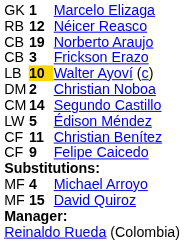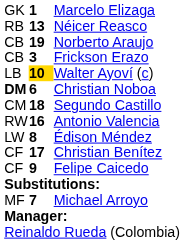(37, 26) 12 -> (37, 26) 13
(15, 89) normal -> (15, 89) bold
(33, 89) 2 -> (33, 89) 6
(37, 105) 14 -> (37, 105) 18
+ row: (107, 121)
(33, 121) 5 -> (33, 137) 8
(36, 137) 11 -> (37, 152) 17
(33, 184) 4 -> (33, 200) 7
- row: (95, 200)
